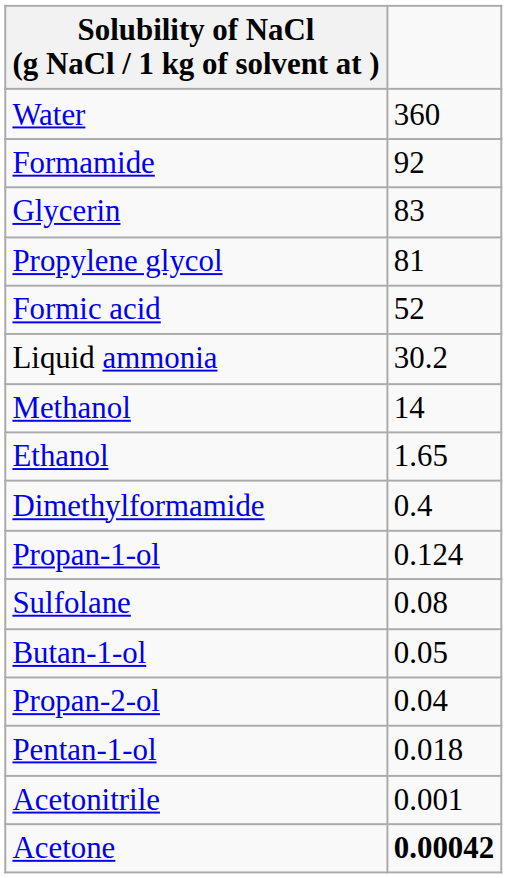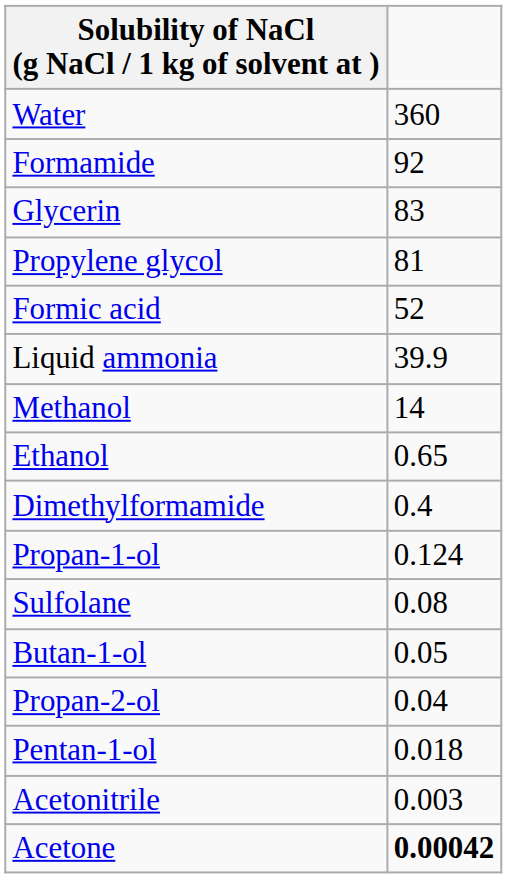(421, 358) 30.2 -> (421, 358) 39.9
(421, 456) 1.65 -> (421, 456) 0.65
(429, 799) 0.001 -> (429, 799) 0.003
